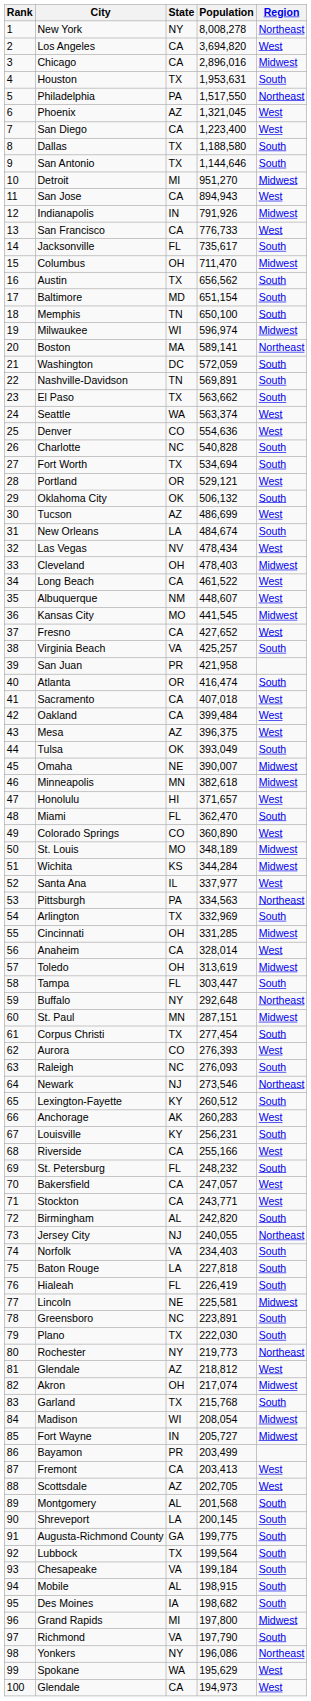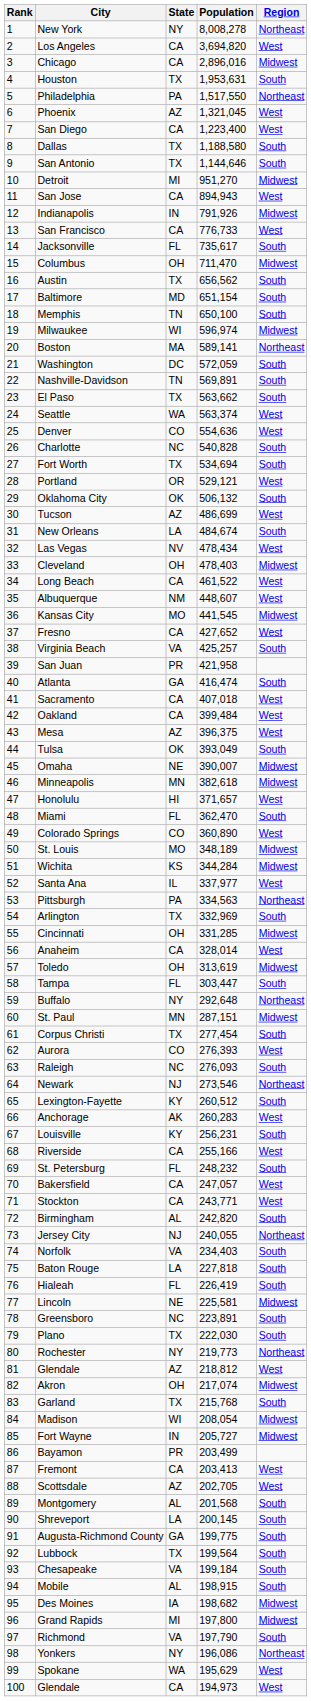(176, 682) OR -> (176, 682) GA
(272, 1603) South -> (278, 1603) Midwest
